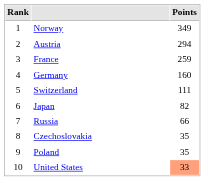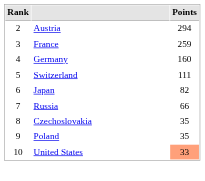- row: (48, 28)
